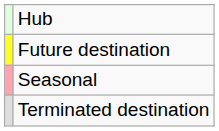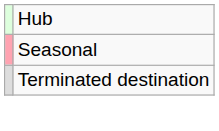- row: (94, 49)
